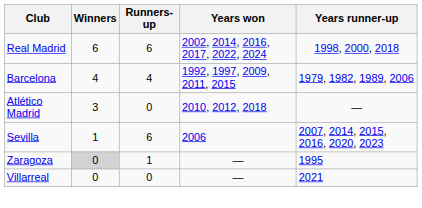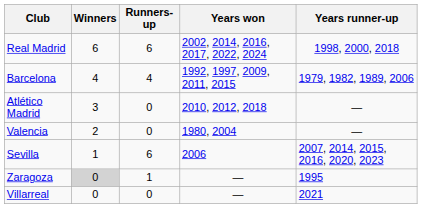+ row: (27, 131)
